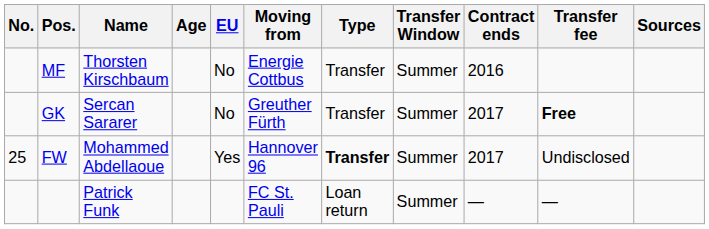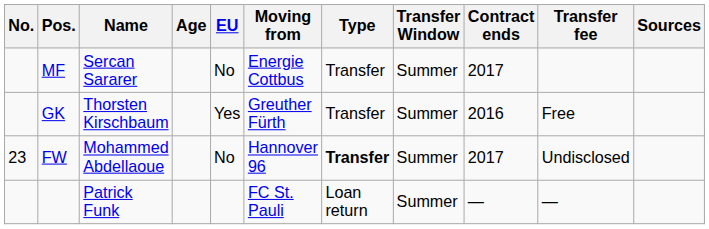(126, 70) Thorsten Kirschbaum -> (110, 70) Sercan Sararer
(486, 70) 2016 -> (486, 70) 2017
(110, 114) Sercan Sararer -> (126, 114) Thorsten Kirschbaum
(224, 114) No -> (227, 114) Yes
(486, 114) 2017 -> (486, 114) 2016
(559, 114) bold -> (558, 114) normal
(17, 157) 25 -> (17, 157) 23
(227, 157) Yes -> (224, 157) No
